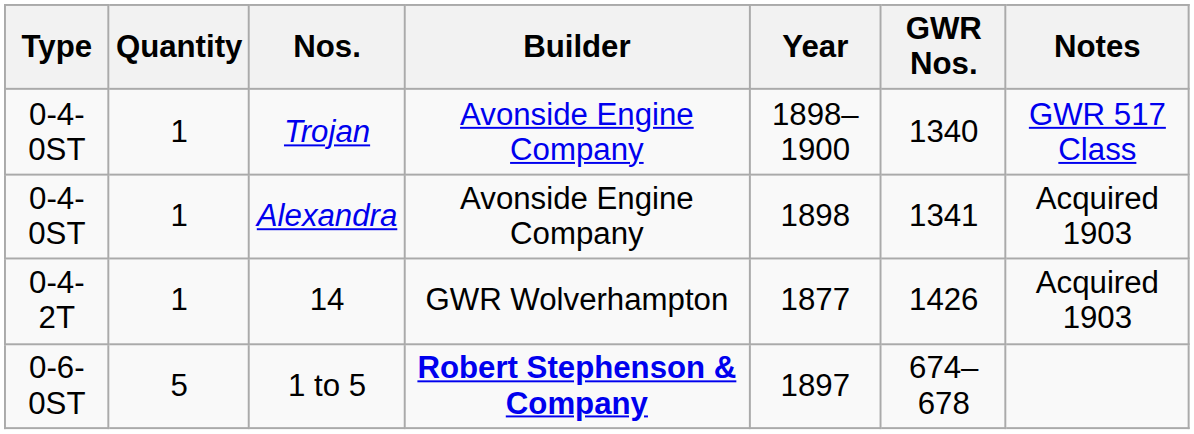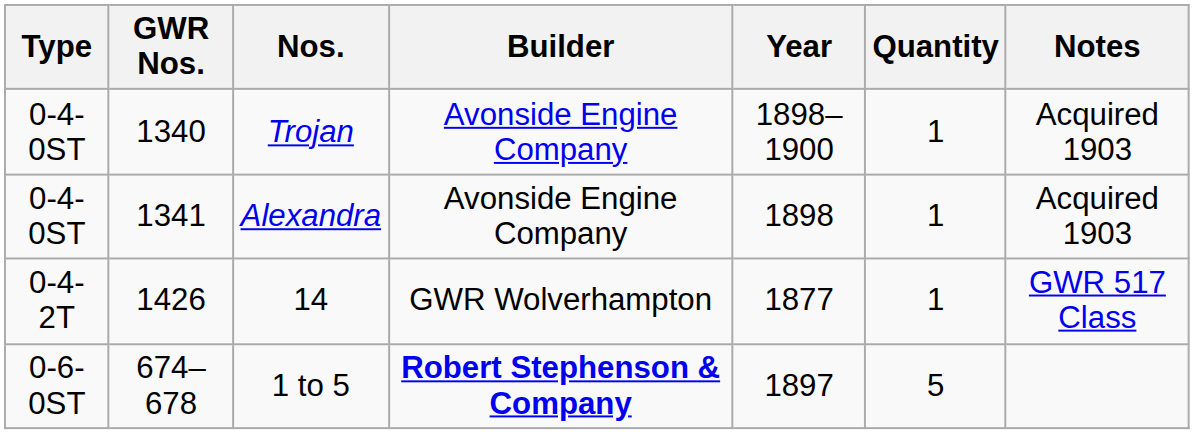columns swapped: (179, 46) <-> (944, 46)
(1097, 131) GWR 517 Class -> (1097, 131) Acquired 1903
(1097, 300) Acquired 1903 -> (1097, 300) GWR 517 Class
